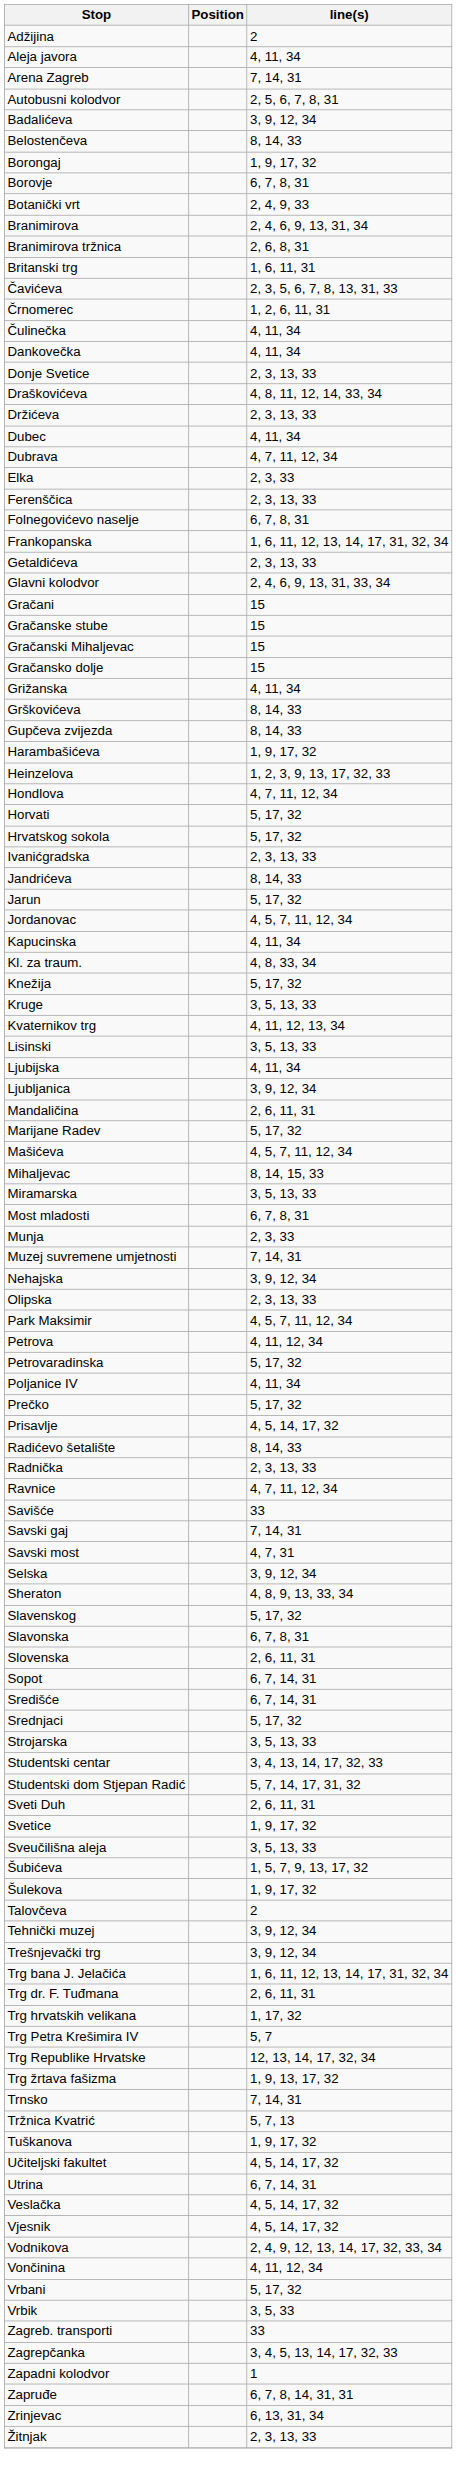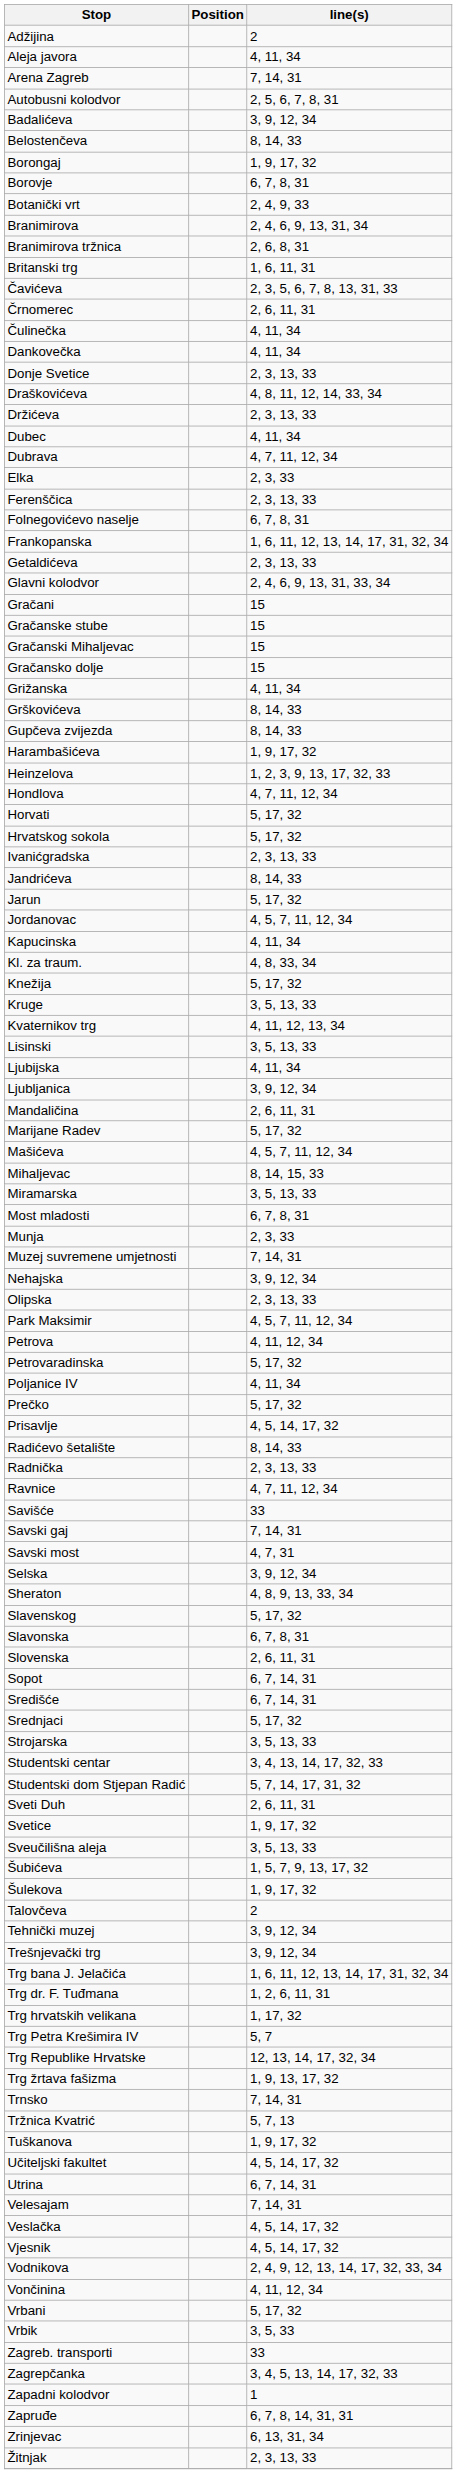(290, 309) 1, 2, 6, 11, 31 -> (283, 309) 2, 6, 11, 31
(283, 1994) 2, 6, 11, 31 -> (290, 1994) 1, 2, 6, 11, 31
+ row: (38, 2205)
